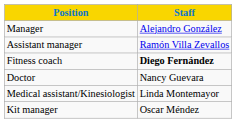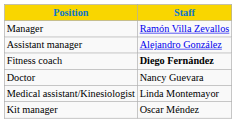(181, 28) Alejandro González -> (184, 28) Ramón Villa Zevallos
(184, 45) Ramón Villa Zevallos -> (181, 45) Alejandro González
